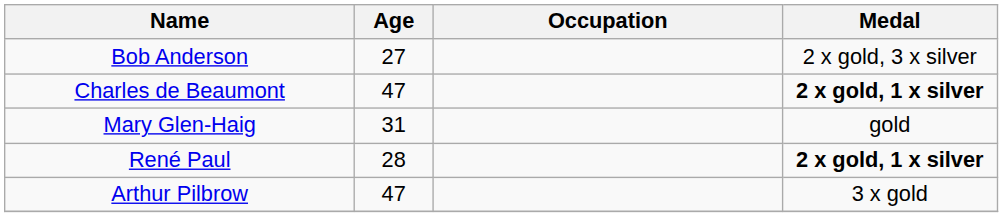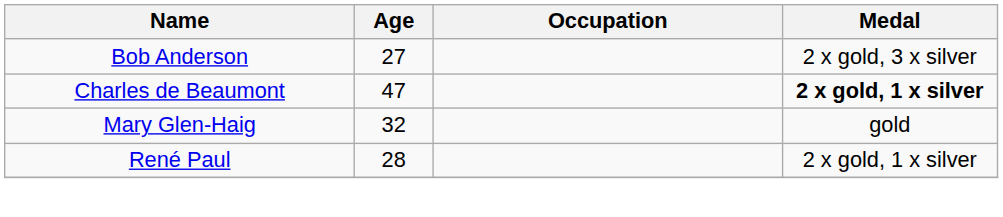(394, 125) 31 -> (394, 125) 32
(890, 159) bold -> (890, 159) normal
- row: (180, 194)
